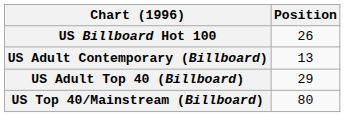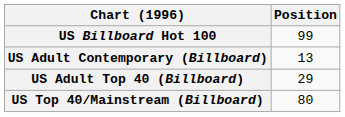(305, 37) 26 -> (305, 37) 99
